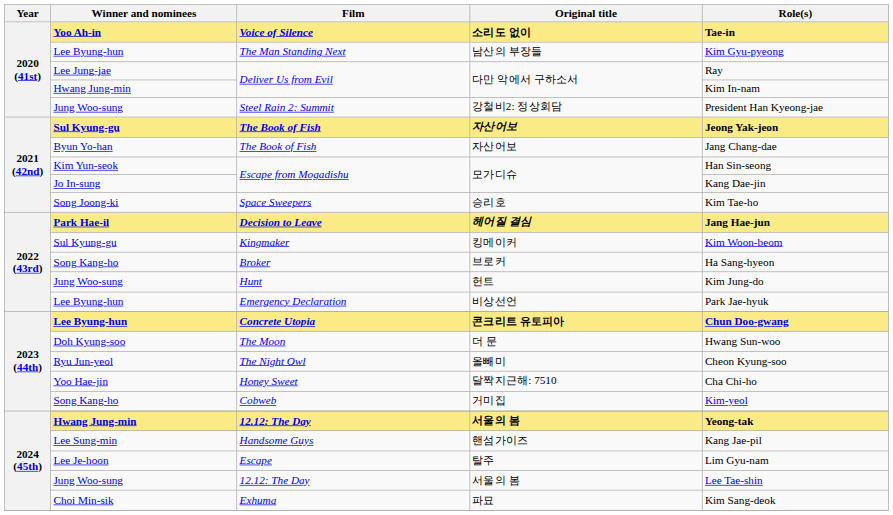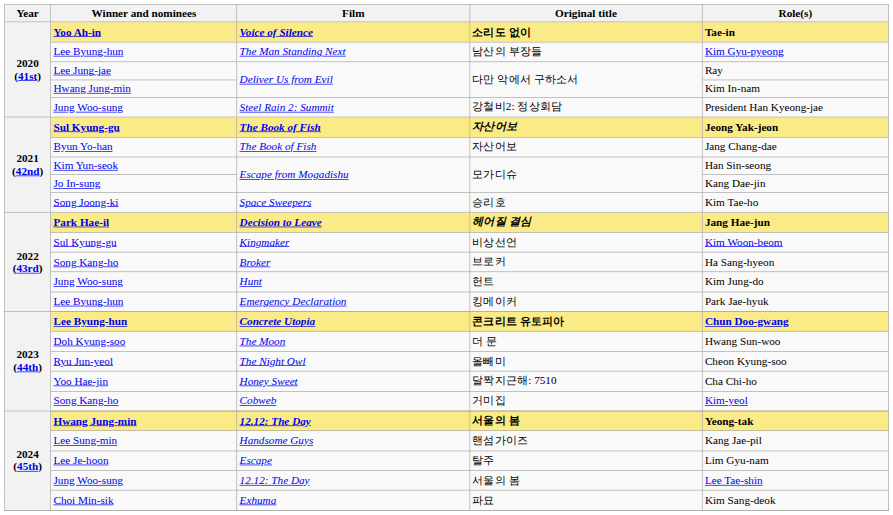(495, 241) 킹메이커 -> (495, 241) 비상선언
(495, 301) 비상선언 -> (495, 301) 킹메이커
